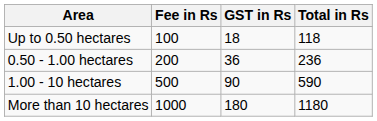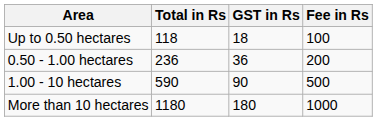columns swapped: (186, 15) <-> (333, 15)
